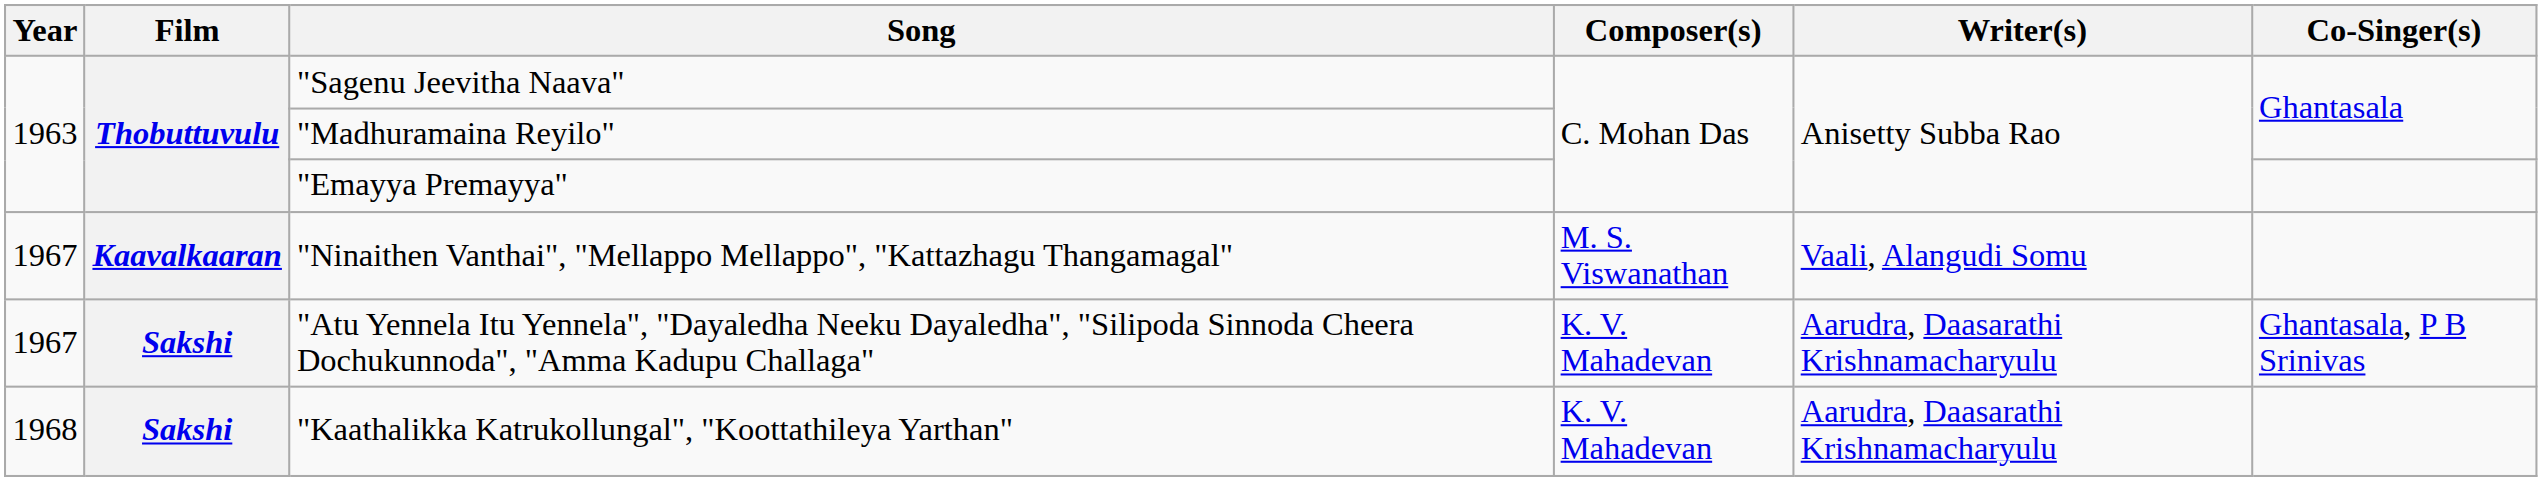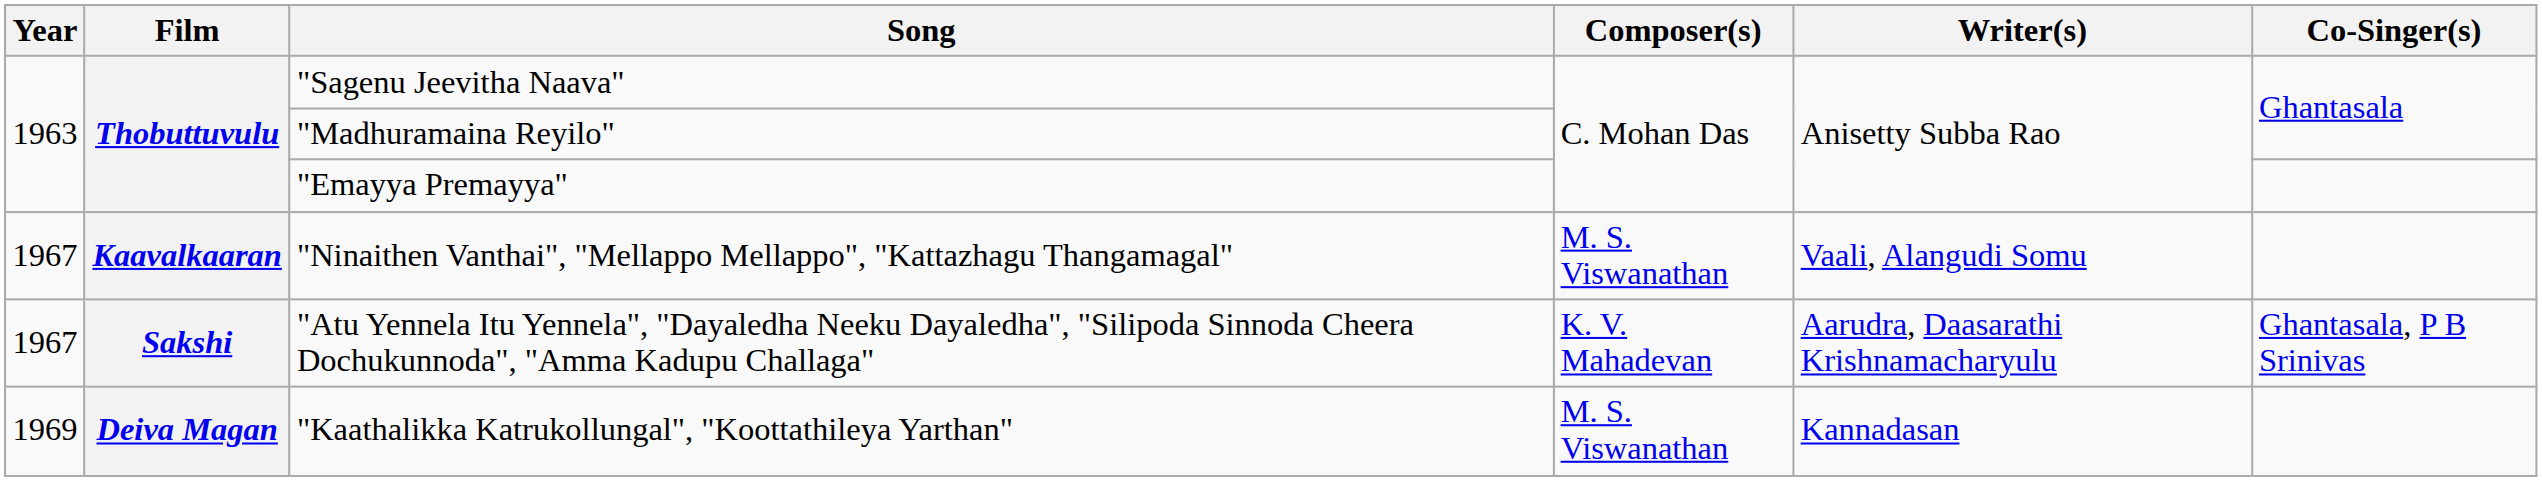(45, 430) 1968 -> (45, 430) 1969
(187, 430) Sakshi -> (187, 430) Deiva Magan
(1636, 430) K. V. Mahadevan -> (1644, 430) M. S. Viswanathan
(1931, 430) Aarudra, Daasarathi Krishnamacharyulu -> (1880, 430) Kannadasan
